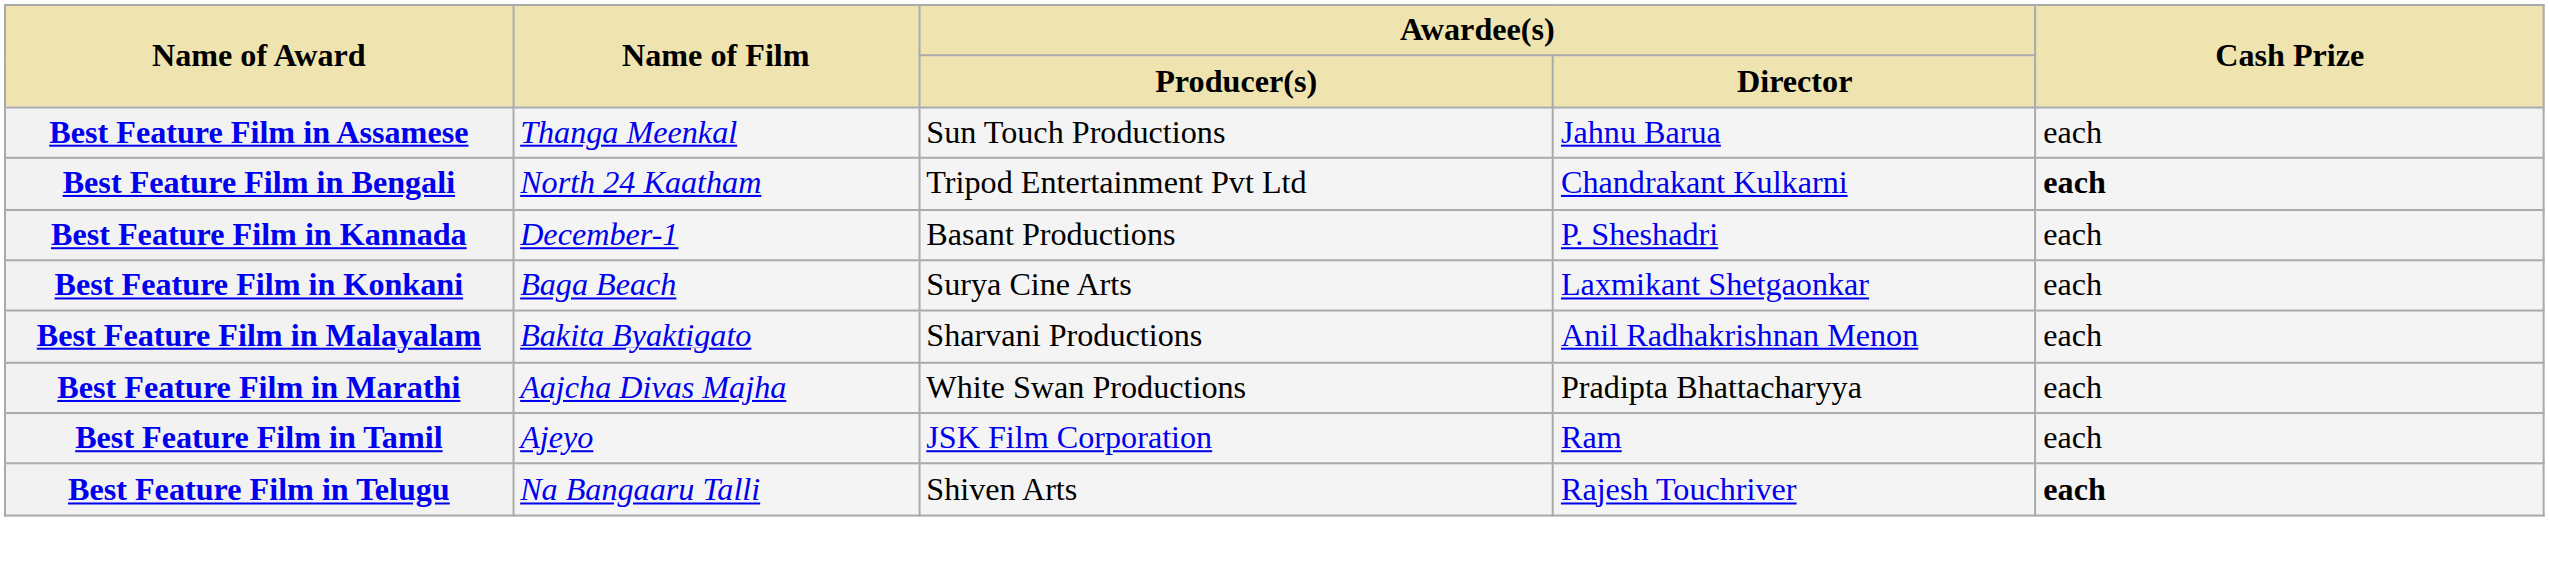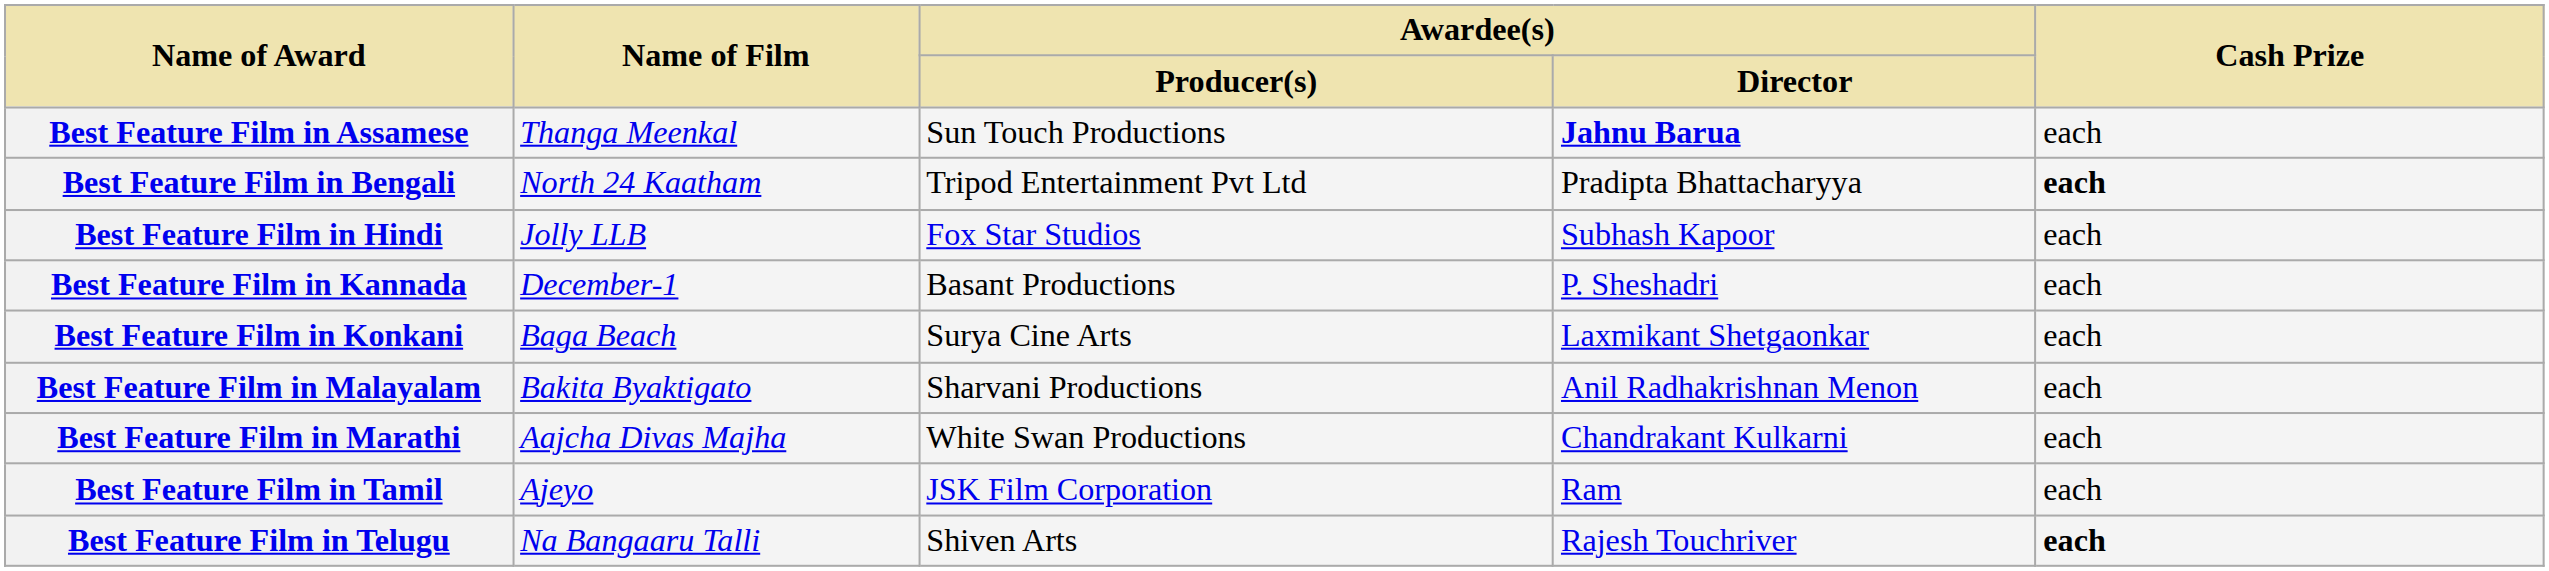(1641, 132) normal -> (1651, 132) bold
(1704, 183) Chandrakant Kulkarni -> (1711, 183) Pradipta Bhattacharyya
+ row: (259, 234)
(1711, 387) Pradipta Bhattacharyya -> (1704, 438) Chandrakant Kulkarni
